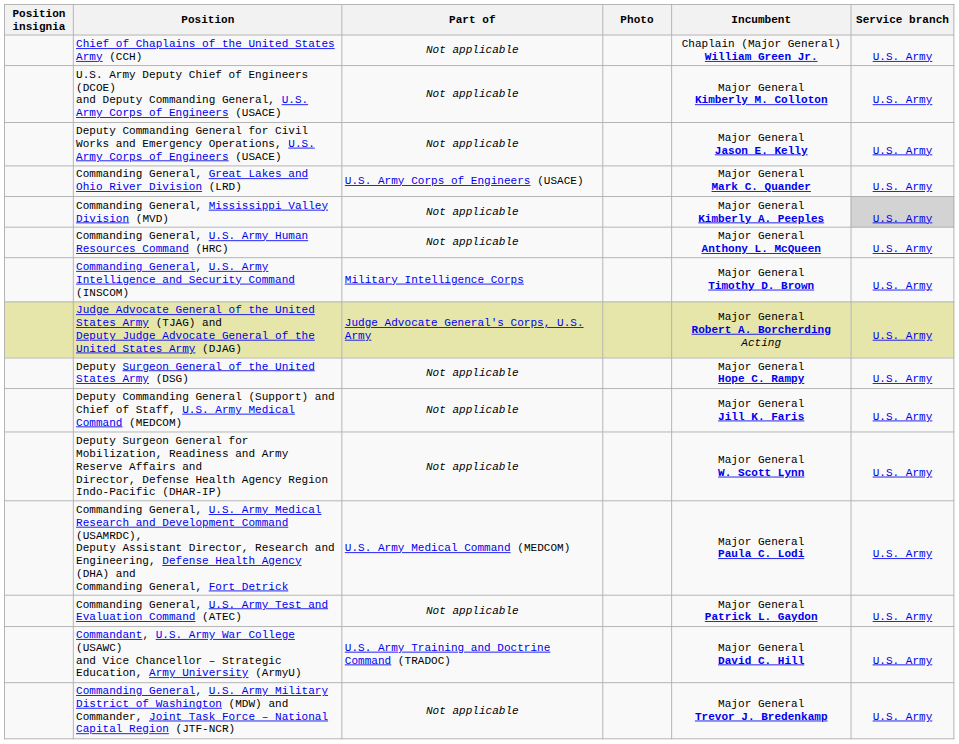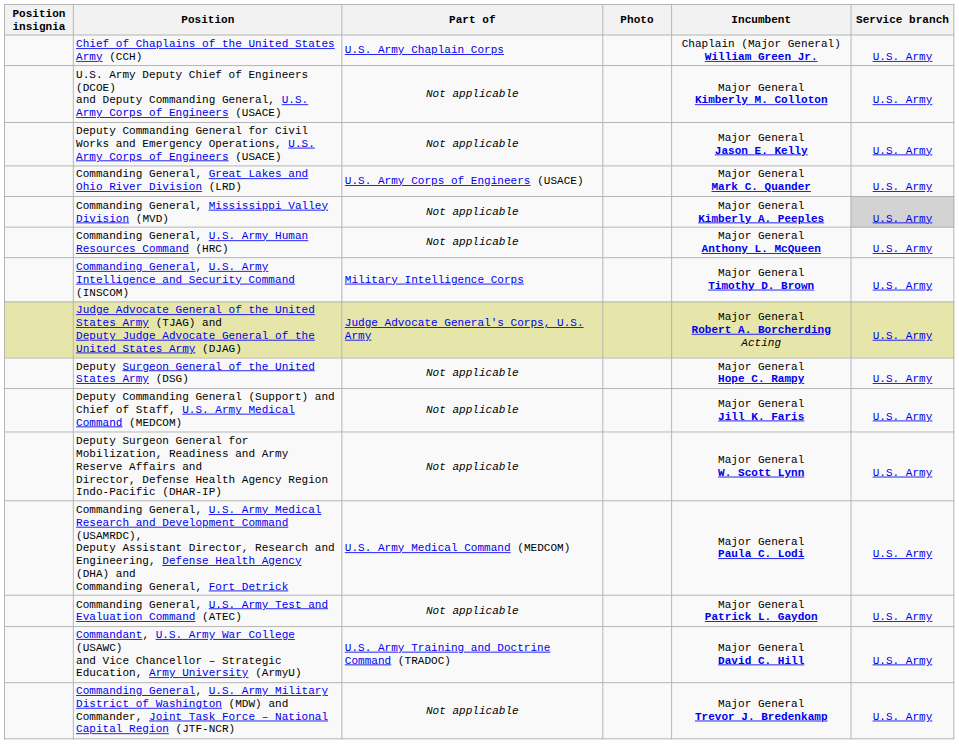(472, 51) Not applicable -> (424, 51) U.S. Army Chaplain Corps
